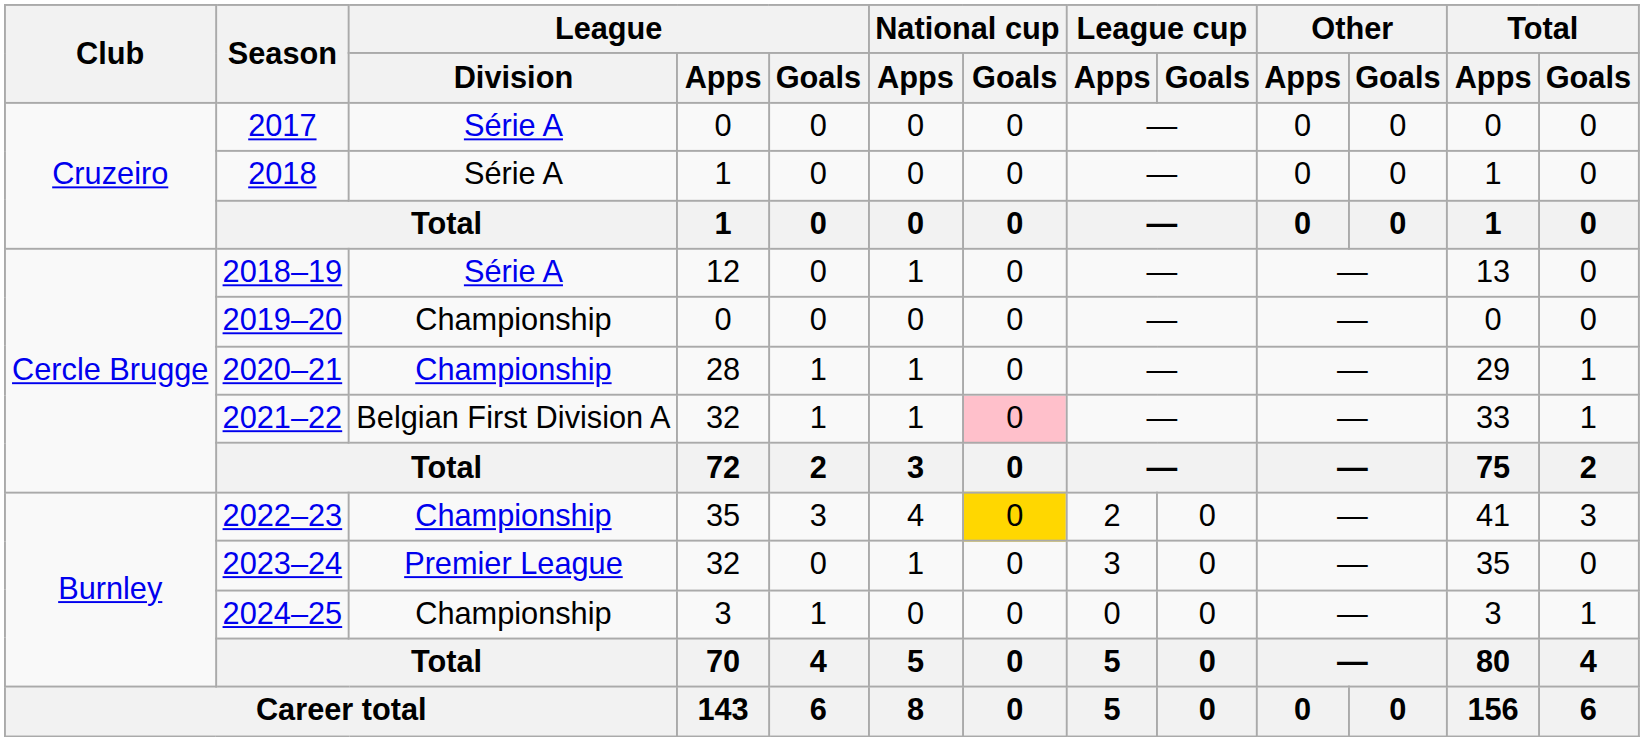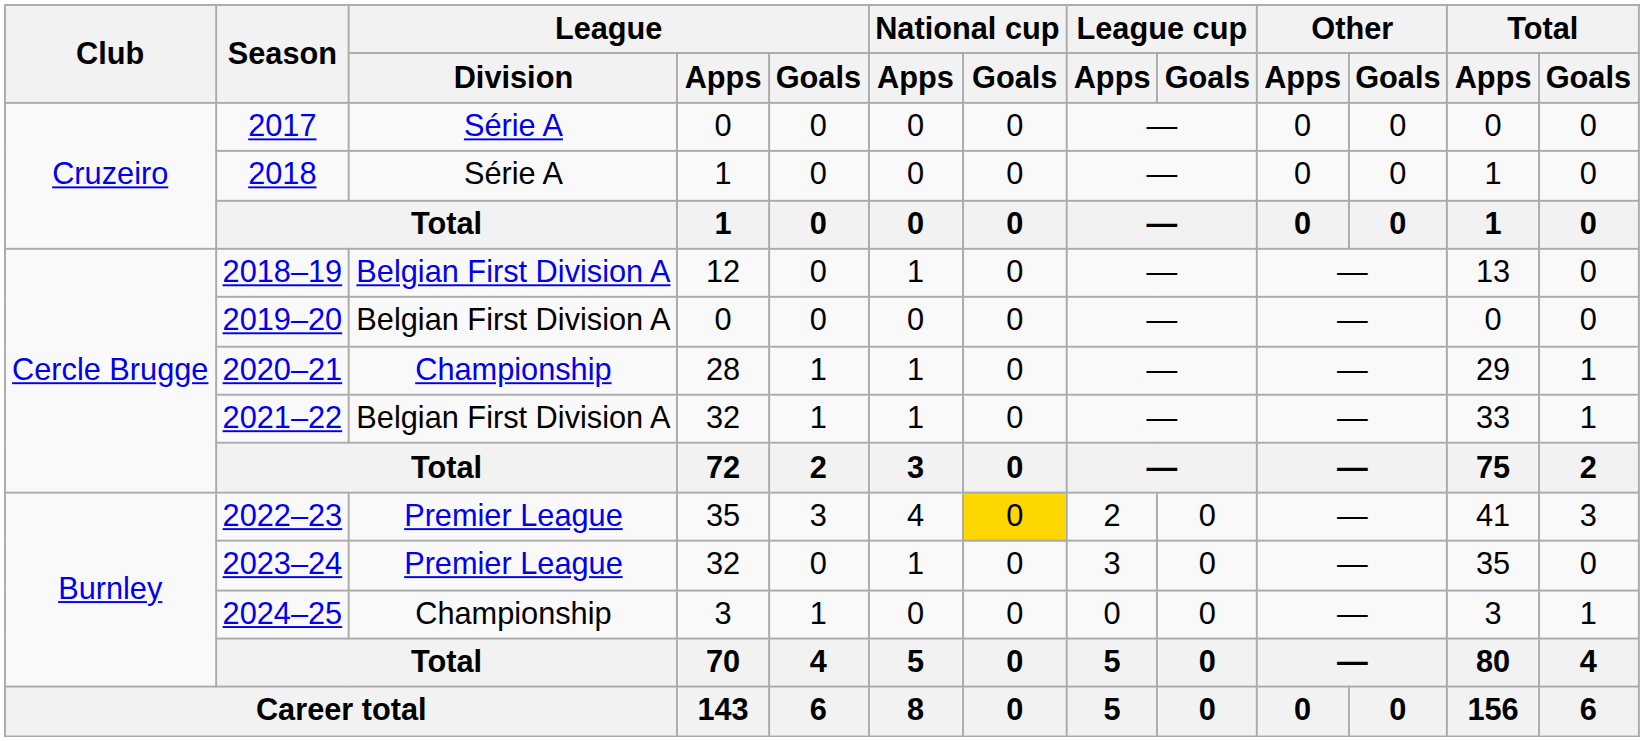(513, 272) Série A -> (513, 272) Belgian First Division A
(513, 321) Championship -> (513, 321) Belgian First Division A
(1015, 418) pink background -> (1015, 418) no background
(513, 516) Championship -> (513, 516) Premier League
